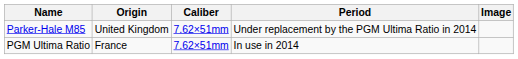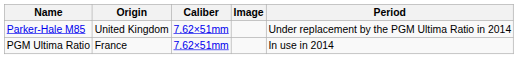columns swapped: (355, 12) <-> (496, 12)
